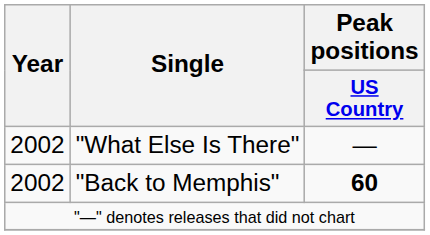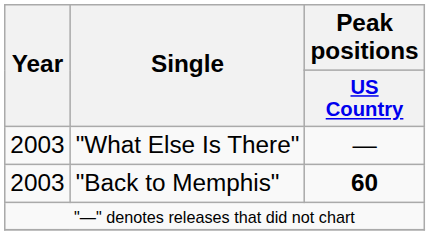(37, 144) 2002 -> (37, 144) 2003
(37, 183) 2002 -> (37, 183) 2003
